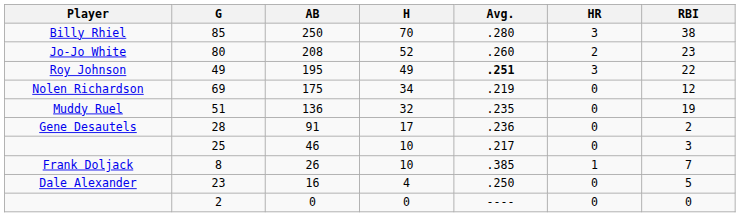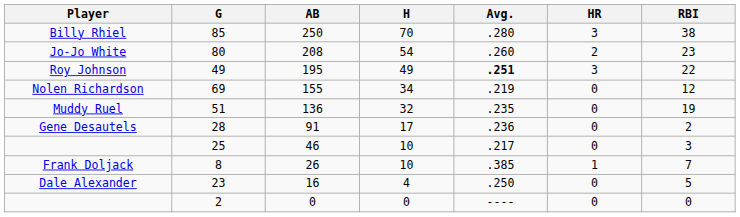(406, 52) 52 -> (406, 52) 54
(312, 89) 175 -> (312, 89) 155
